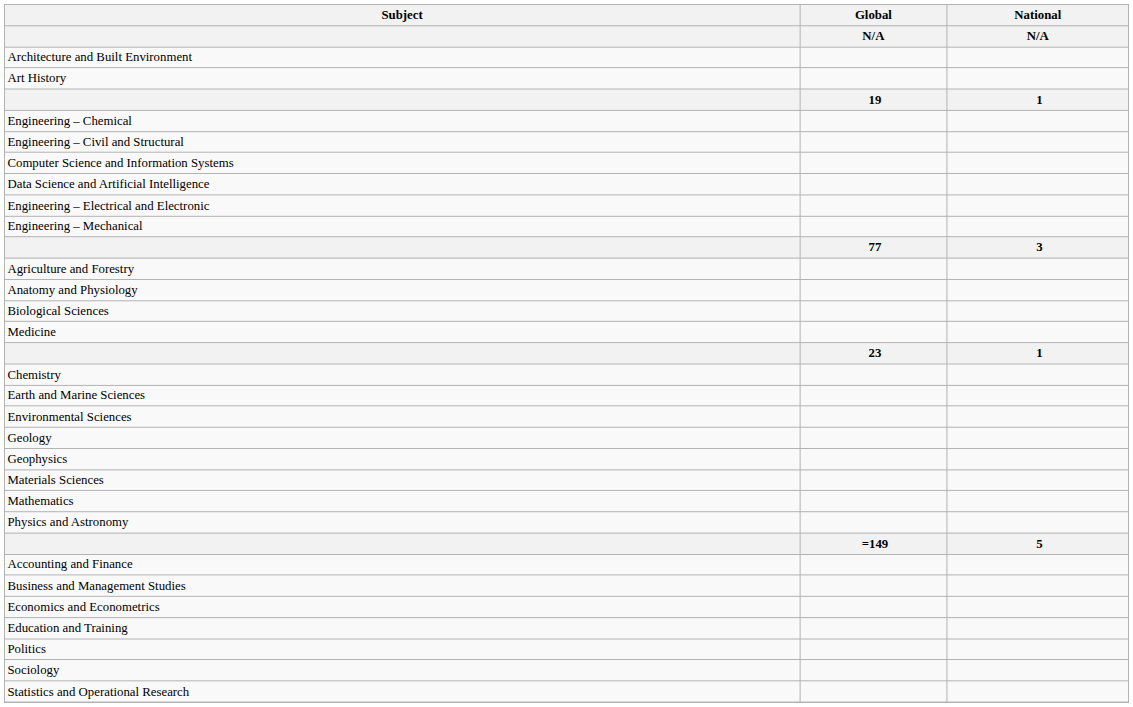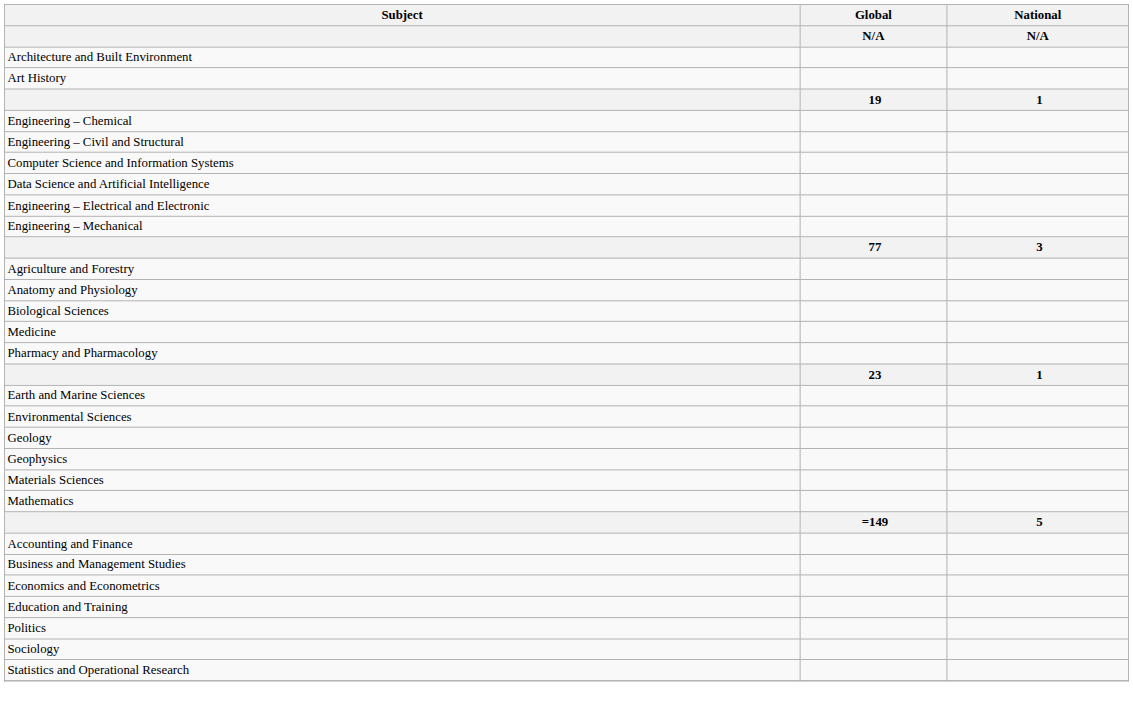+ row: (82, 353)
- row: (34, 374)
- row: (68, 522)
